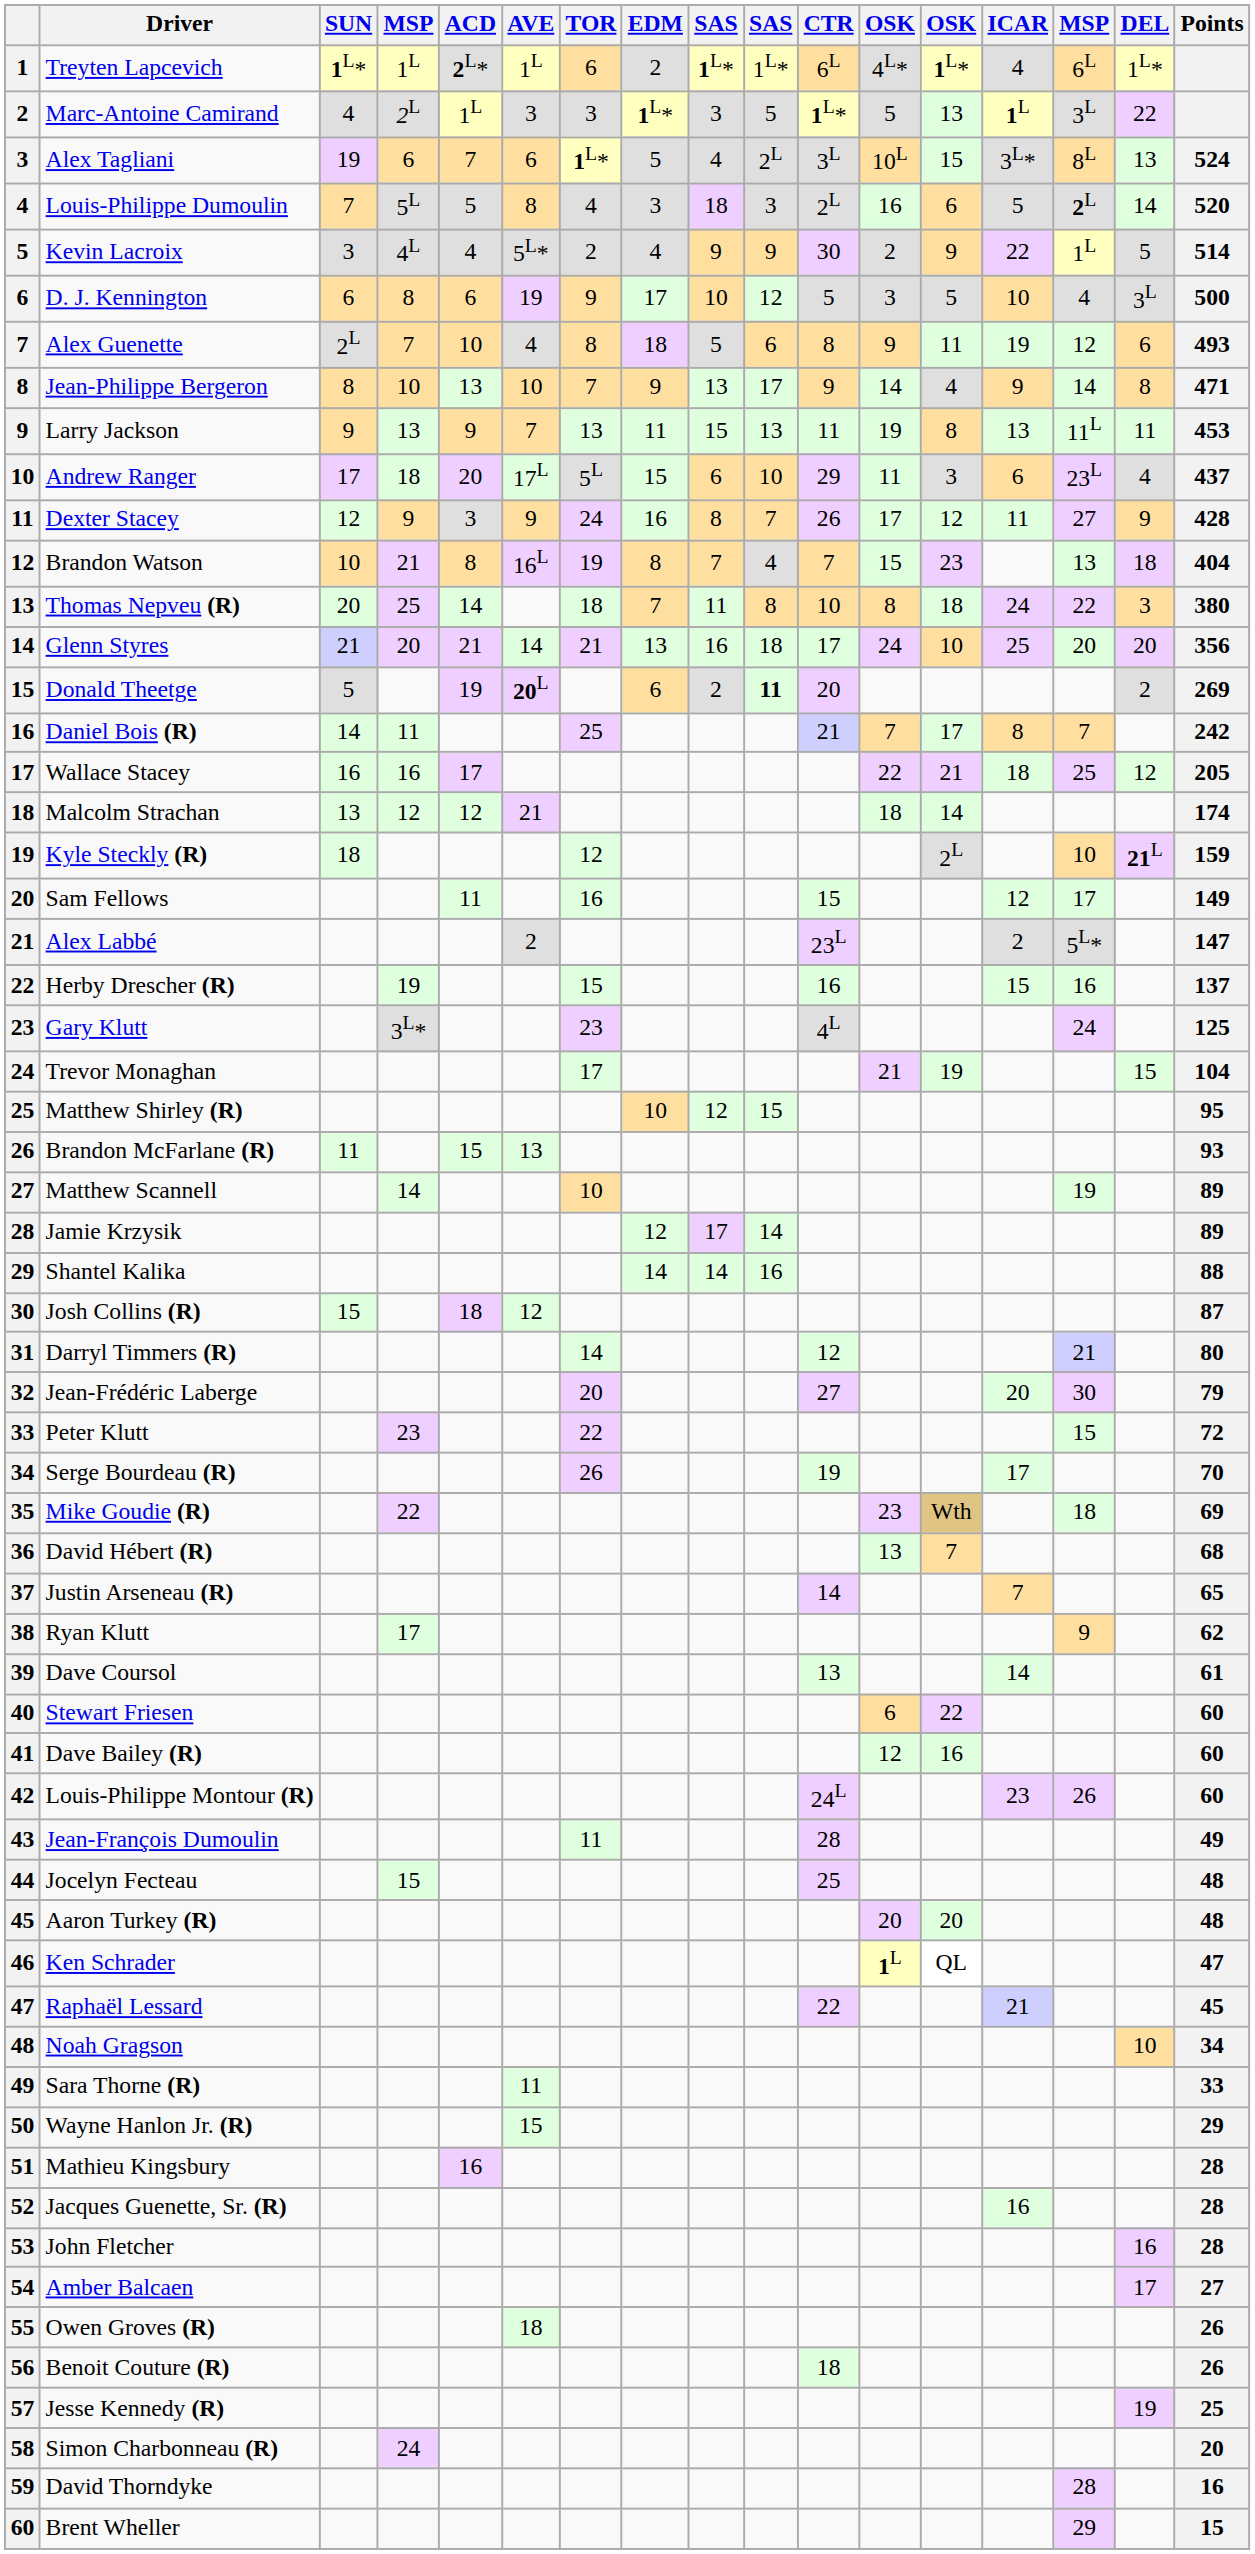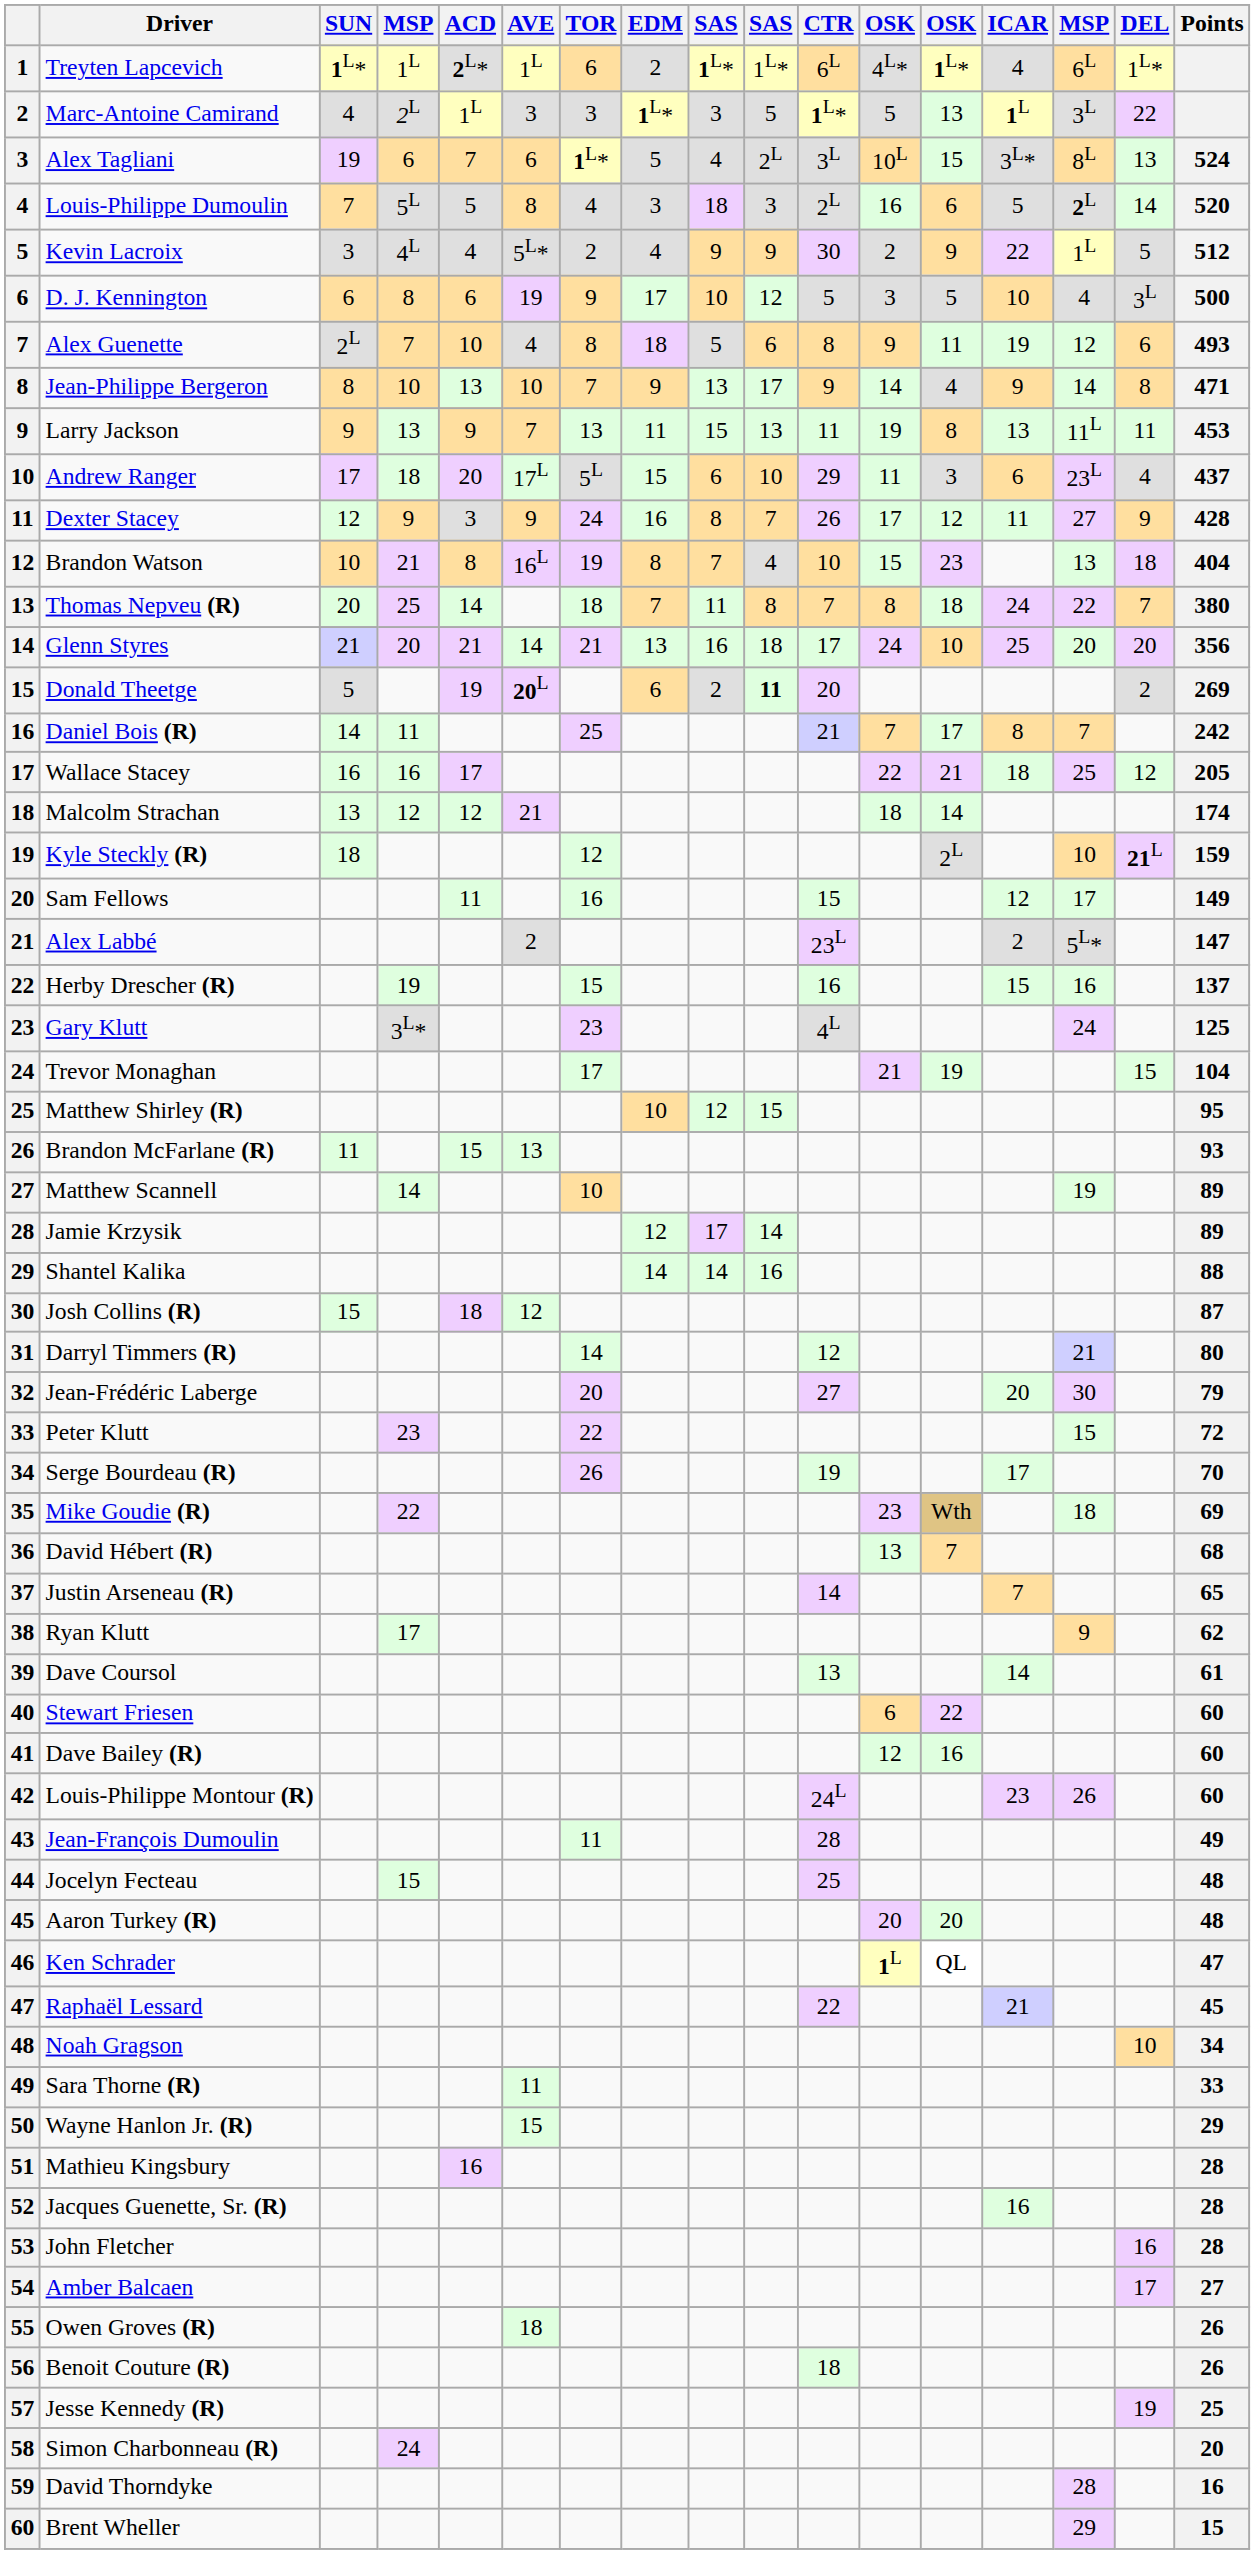(1212, 252) 514 -> (1212, 252) 512
(829, 562) 7 -> (829, 562) 10
(829, 606) 10 -> (829, 606) 7
(1145, 606) 3 -> (1145, 606) 7
